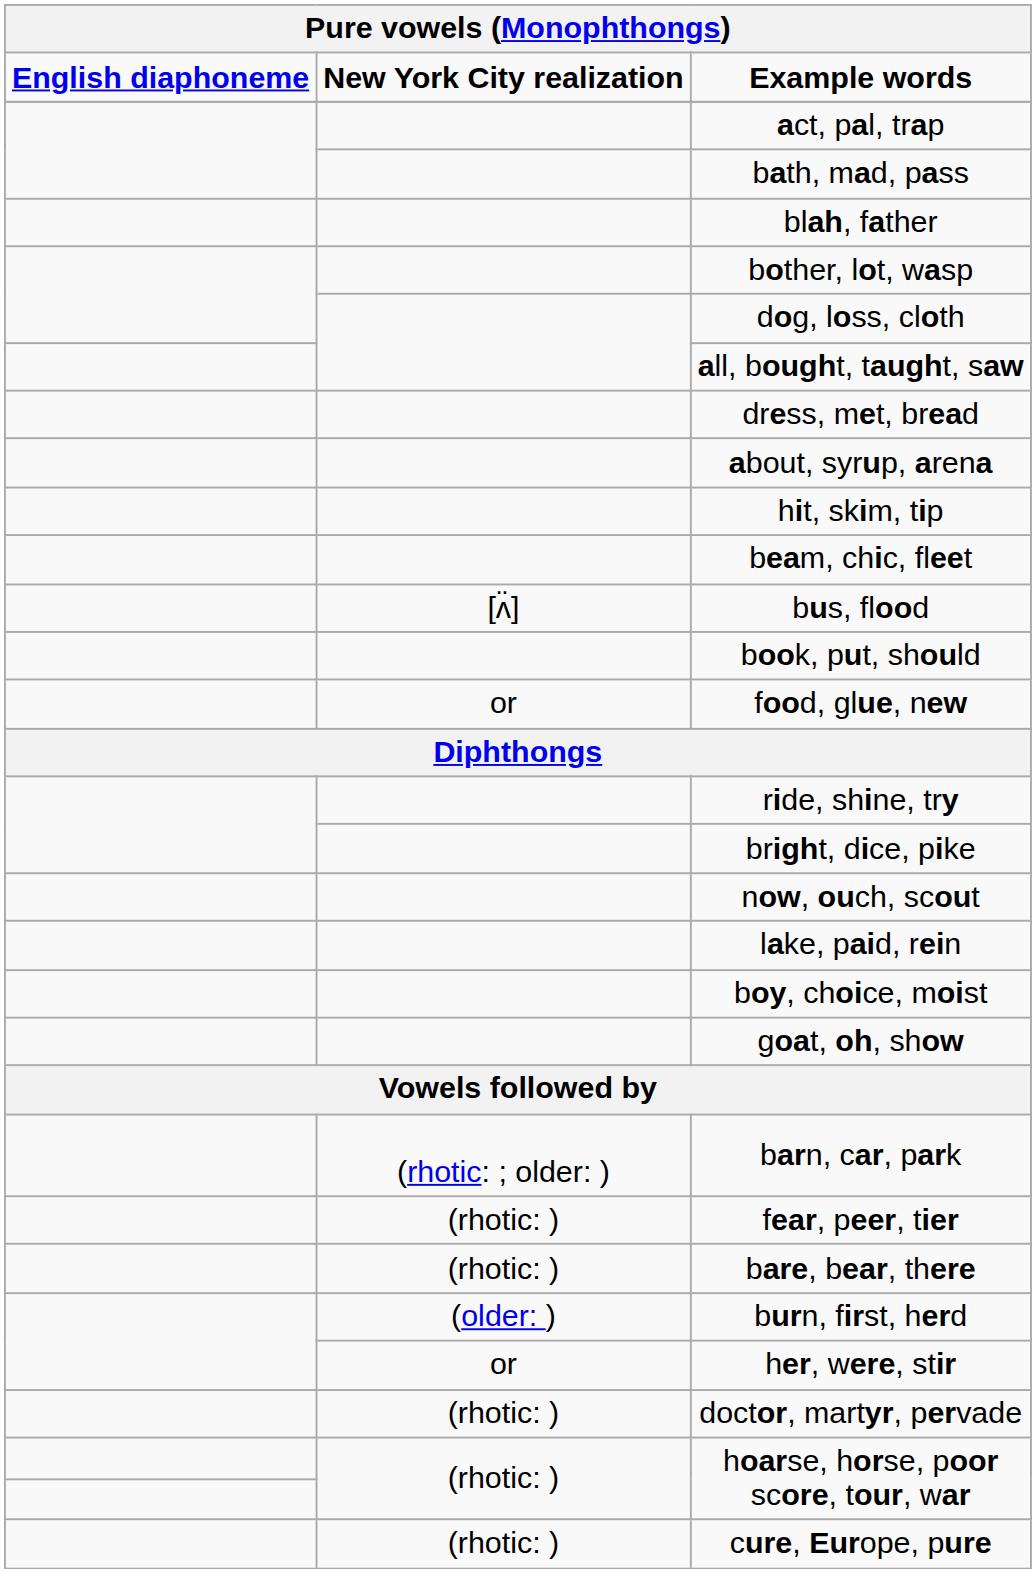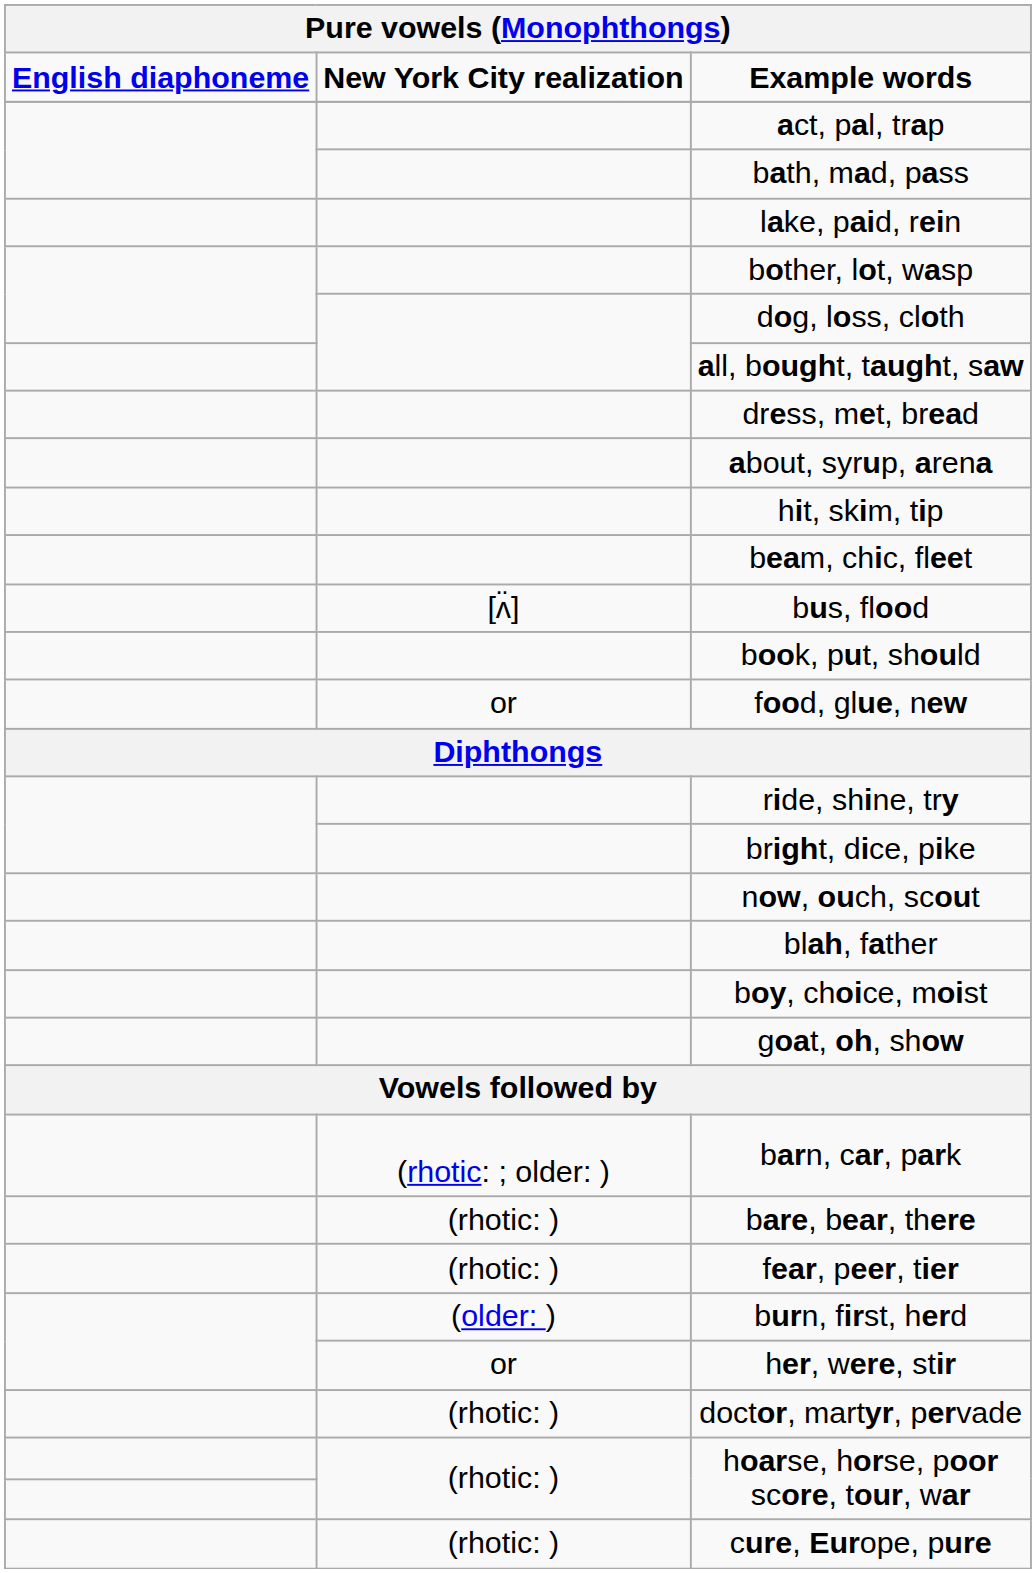rows swapped: (503, 222) <-> (503, 945)
rows swapped: (503, 1219) <-> (503, 1268)
